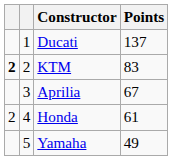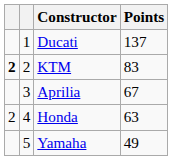(131, 117) 61 -> (131, 117) 63
